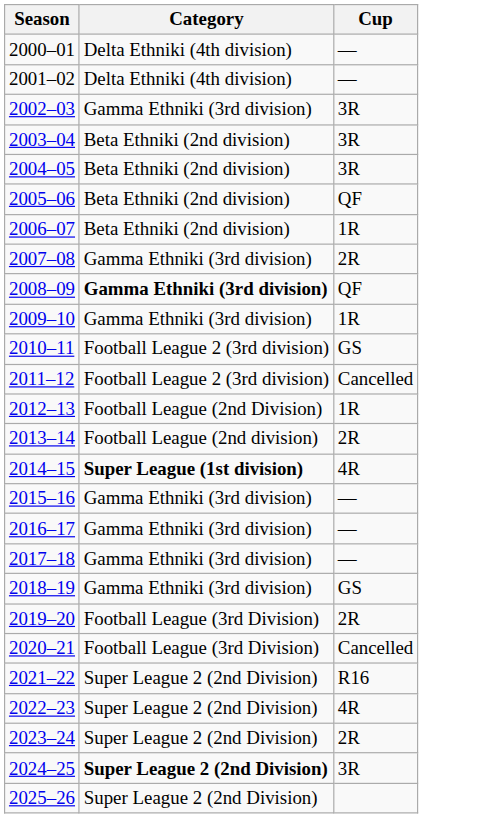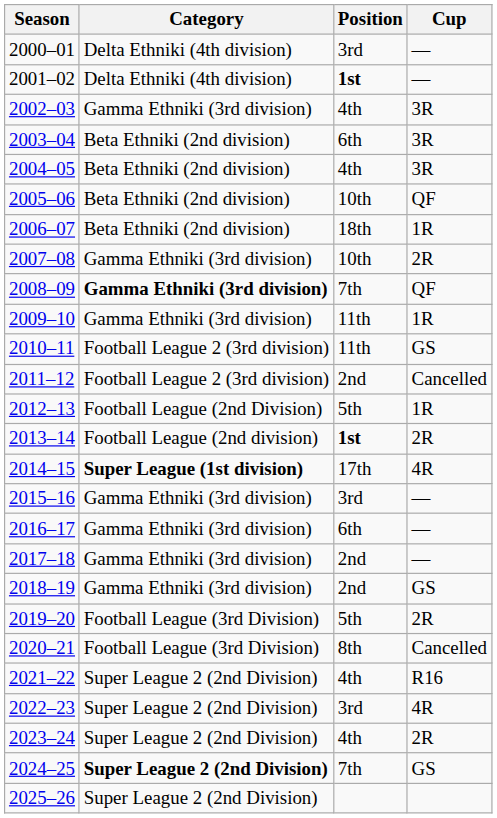+ column: (370, 19)
(349, 768) 3R -> (424, 768) GS
